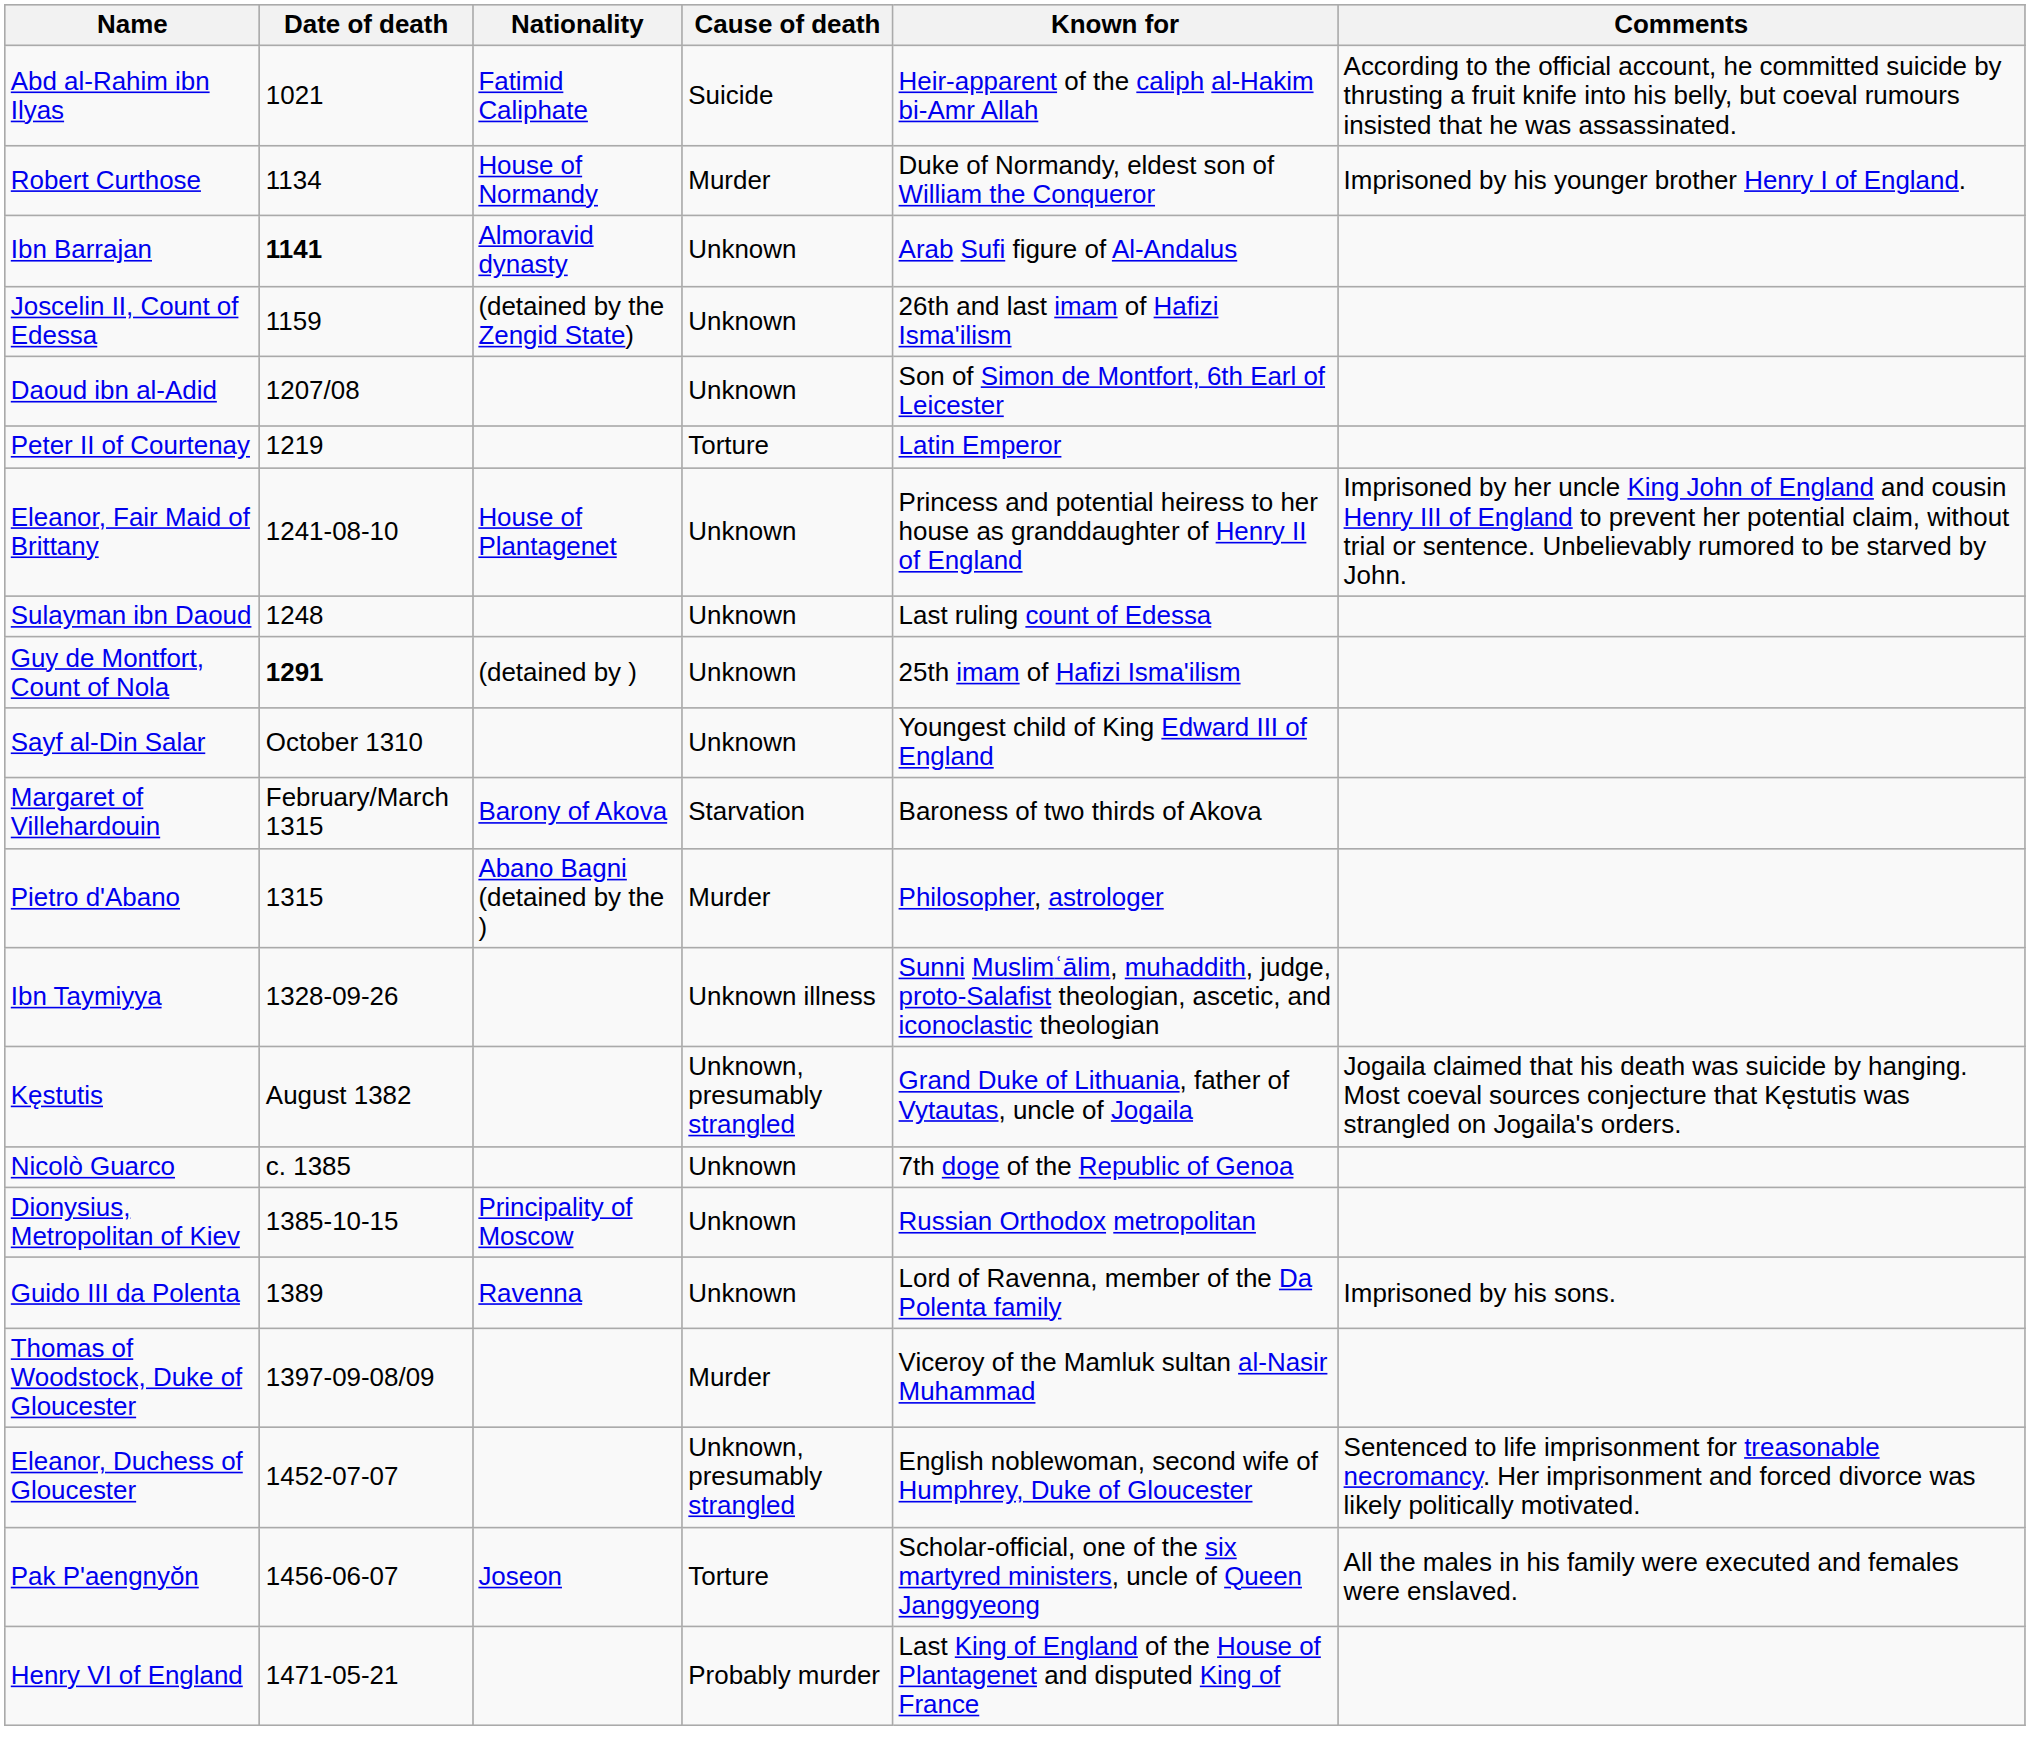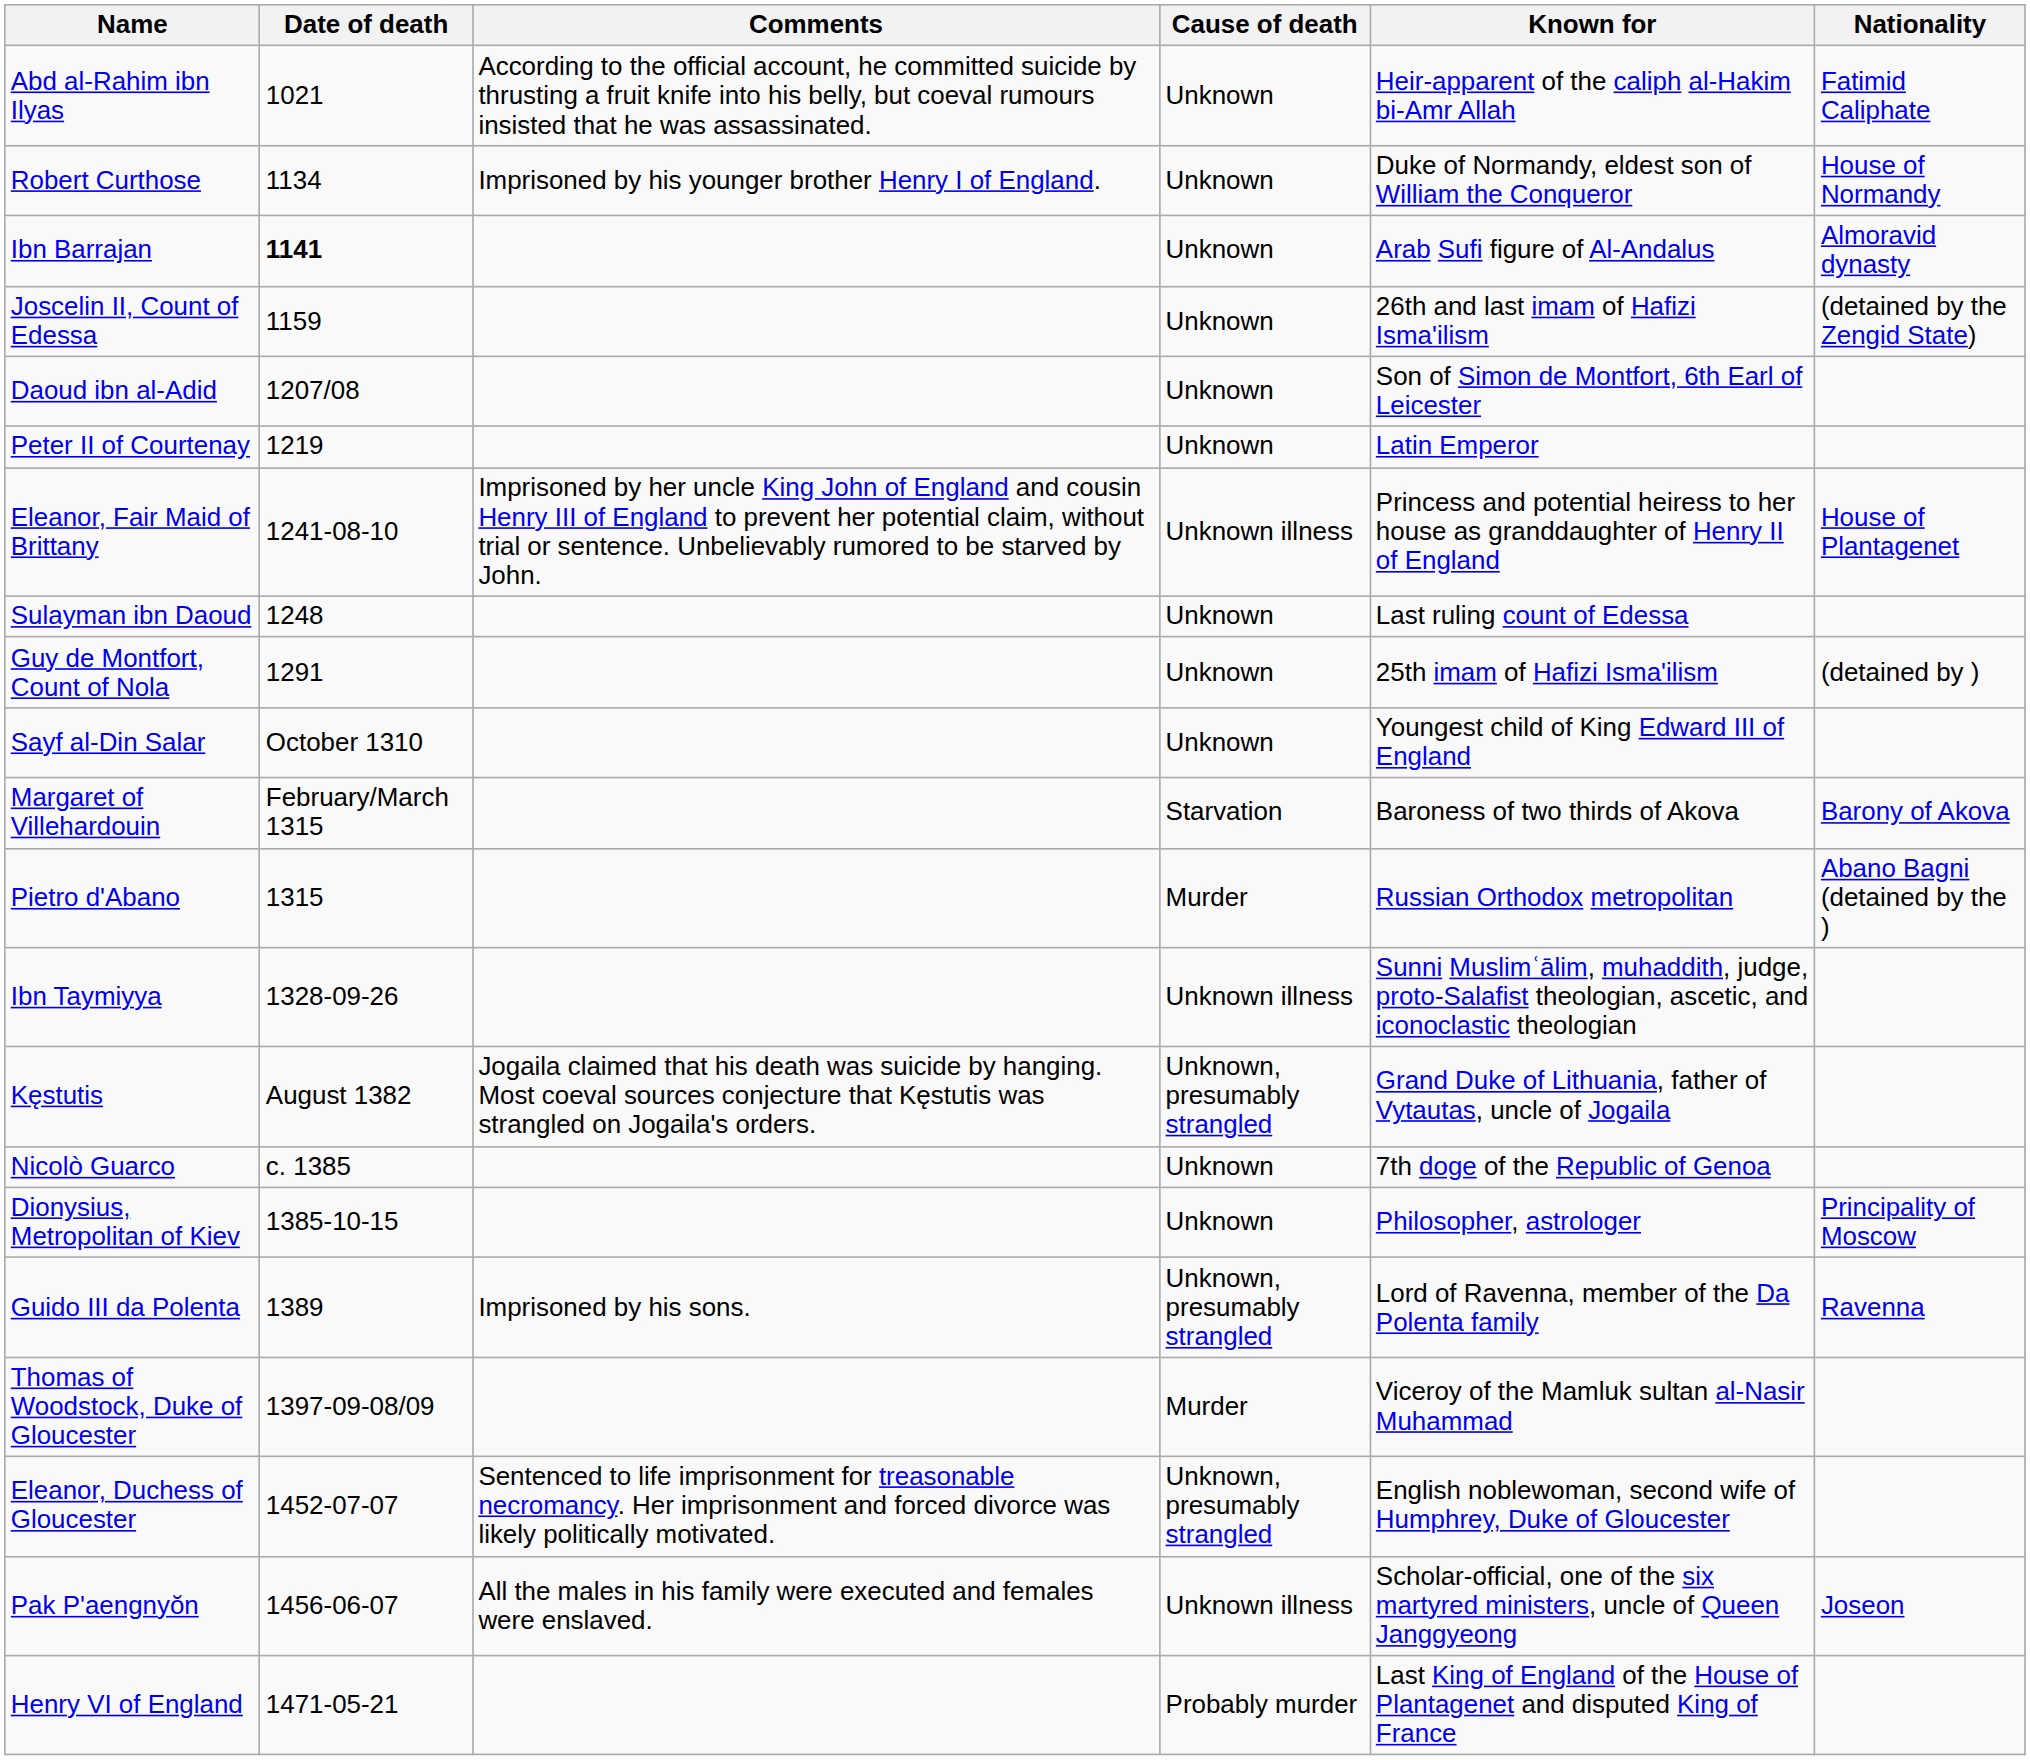columns swapped: (577, 25) <-> (1681, 25)
(731, 95) Suicide -> (1220, 95) Unknown
(729, 180) Murder -> (1220, 180) Unknown
(729, 446) Torture -> (1220, 446) Unknown
(742, 531) Unknown -> (1259, 531) Unknown illness
(295, 672) bold -> (295, 672) normal
(1031, 897) Philosopher, astrologer -> (1555, 897) Russian Orthodox metropolitan
(1077, 1222) Russian Orthodox metropolitan -> (1508, 1222) Philosopher, astrologer
(742, 1292) Unknown -> (1233, 1307) Unknown, presumably strangled
(729, 1576) Torture -> (1259, 1605) Unknown illness
